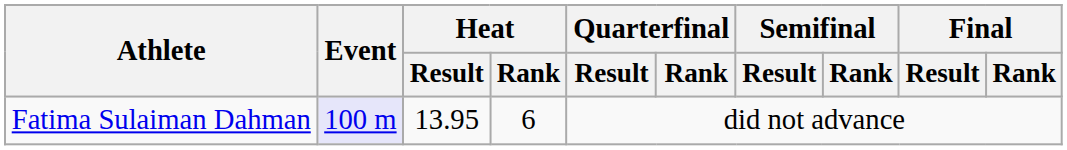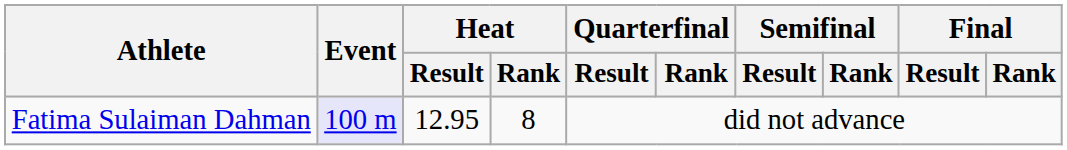(447, 120) 13.95 -> (447, 120) 12.95
(528, 120) 6 -> (528, 120) 8
